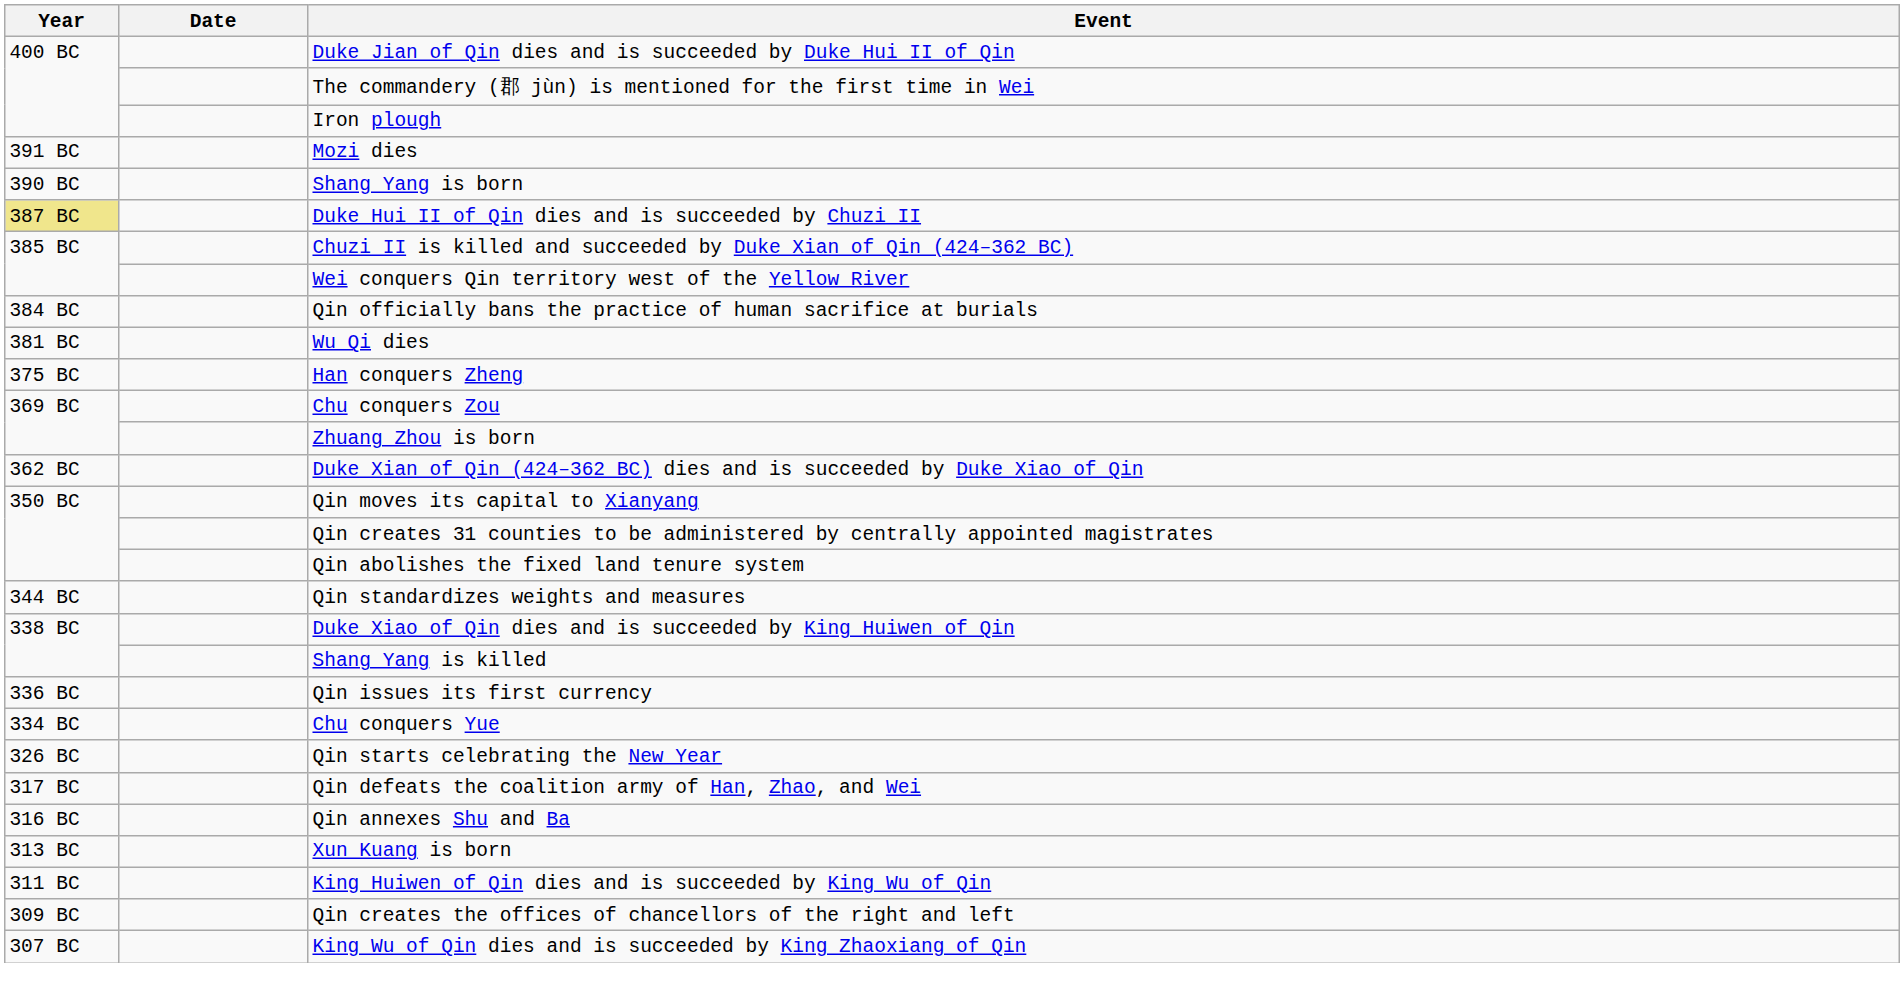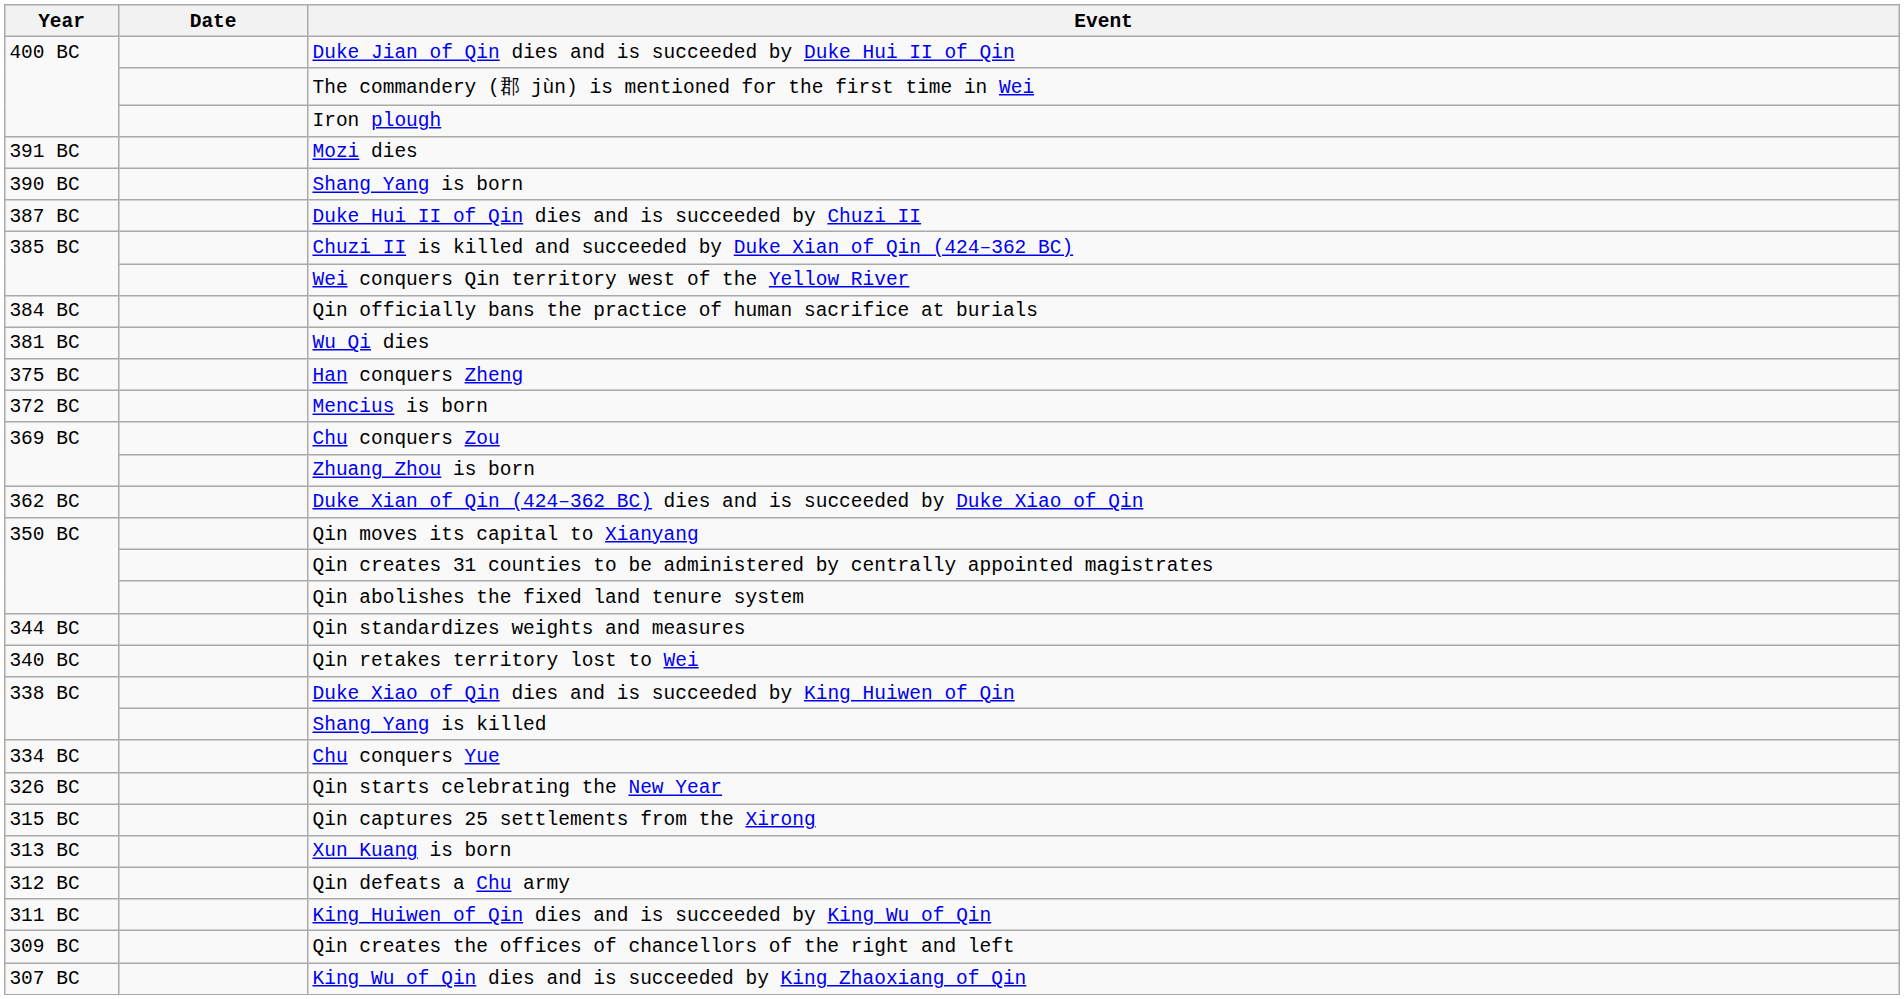(44, 216) khaki background -> (44, 216) no background
+ row: (400, 407)
+ row: (506, 661)
- row: (482, 693)
- row: (617, 788)
- row: (441, 820)
+ row: (564, 820)
+ row: (441, 883)
